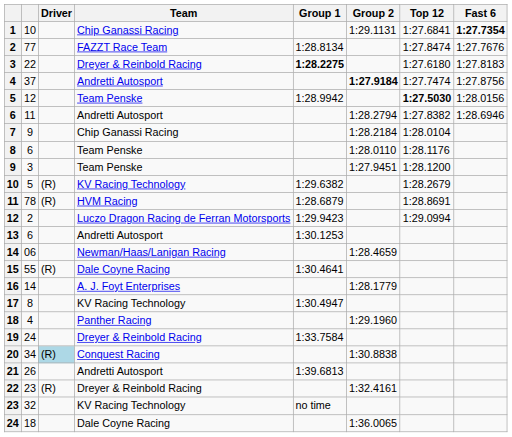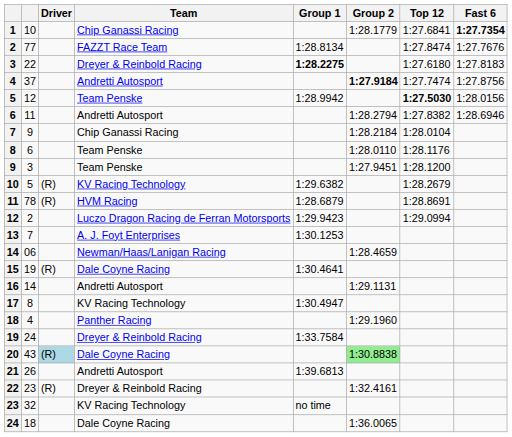(373, 30) 1:29.1131 -> (373, 30) 1:28.1779
(30, 235) 6 -> (30, 235) 7
(120, 235) Andretti Autosport -> (129, 235) A. J. Foyt Enterprises
(30, 269) 55 -> (30, 269) 19
(129, 286) A. J. Foyt Enterprises -> (120, 286) Andretti Autosport
(373, 286) 1:28.1779 -> (373, 286) 1:29.1131
(30, 355) 34 -> (30, 355) 43
(118, 355) Conquest Racing -> (124, 355) Dale Coyne Racing
(373, 355) no background -> (373, 355) lightgreen background
